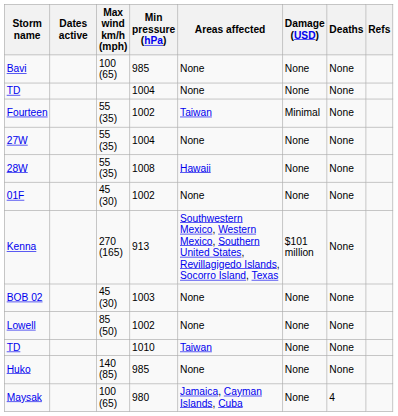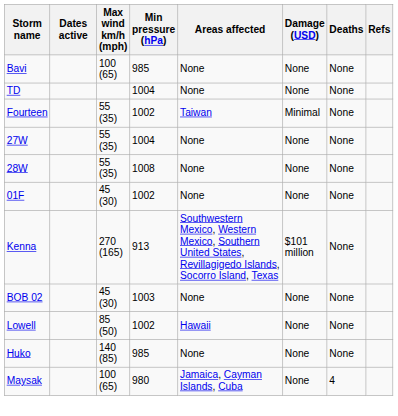(195, 168) Hawaii -> (192, 168) None
(192, 325) None -> (195, 325) Hawaii
- row: (14, 347)
